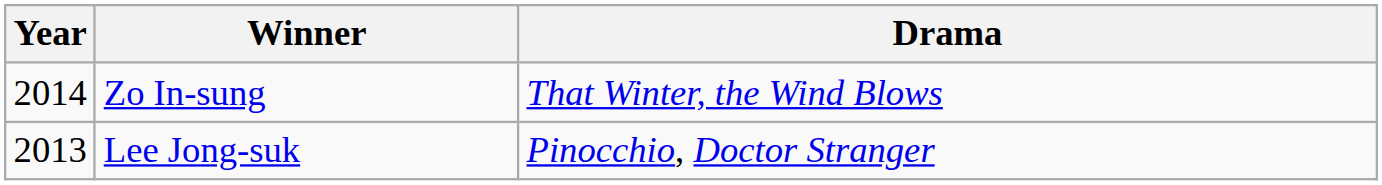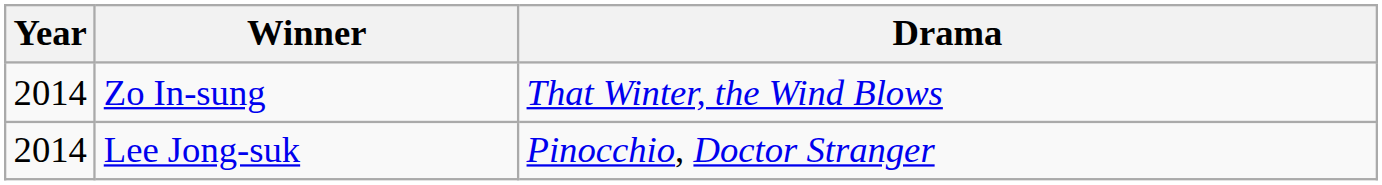(50, 149) 2013 -> (50, 149) 2014
